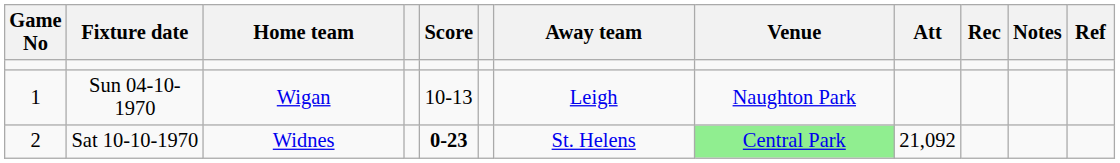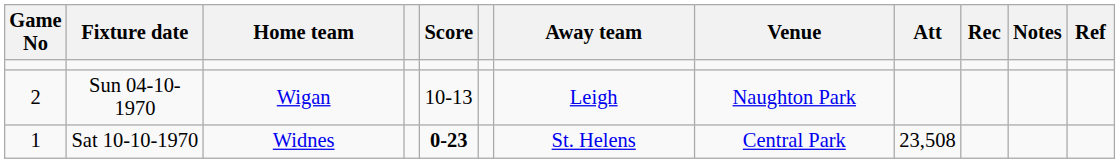(36, 97) 1 -> (36, 97) 2
(36, 141) 2 -> (36, 141) 1
(794, 141) lightgreen background -> (794, 141) no background
(928, 141) 21,092 -> (928, 141) 23,508
